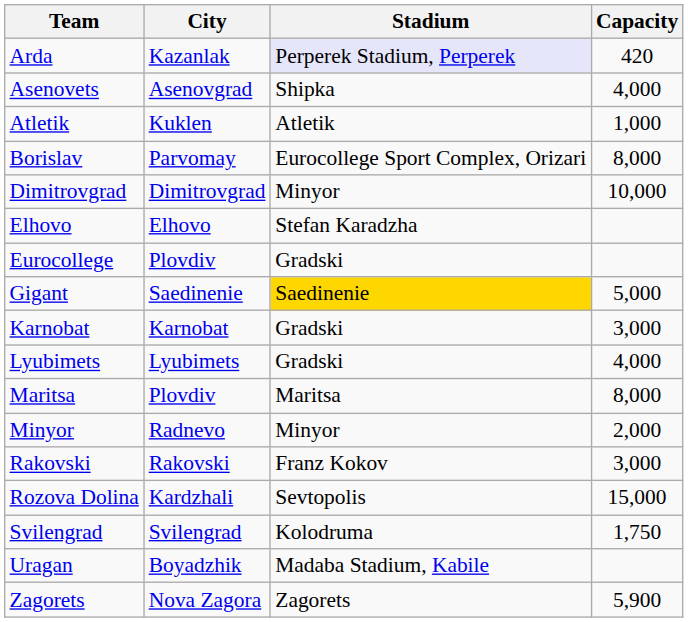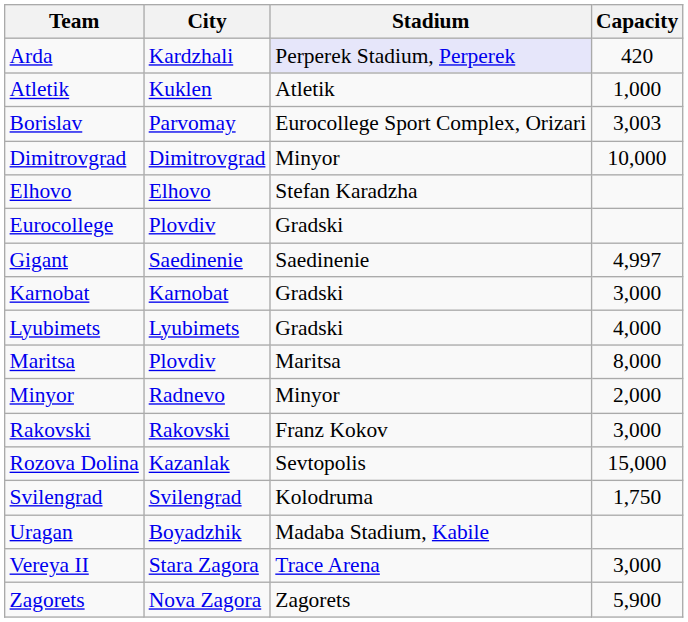(189, 55) Kazanlak -> (191, 55) Kardzhali
- row: (54, 89)
(637, 157) 8,000 -> (637, 123) 3,003
(322, 293) gold background -> (322, 259) no background
(637, 293) 5,000 -> (637, 259) 4,997
(191, 497) Kardzhali -> (189, 463) Kazanlak
+ row: (49, 565)
